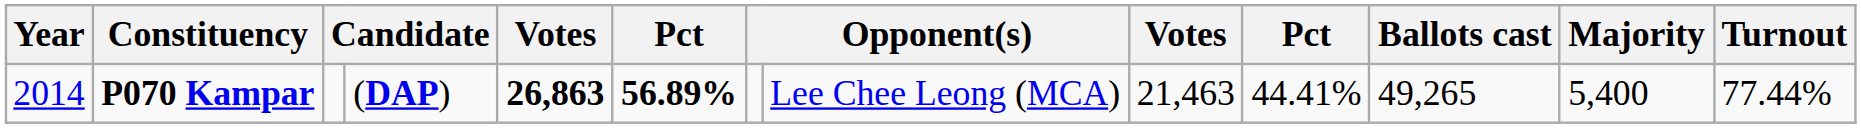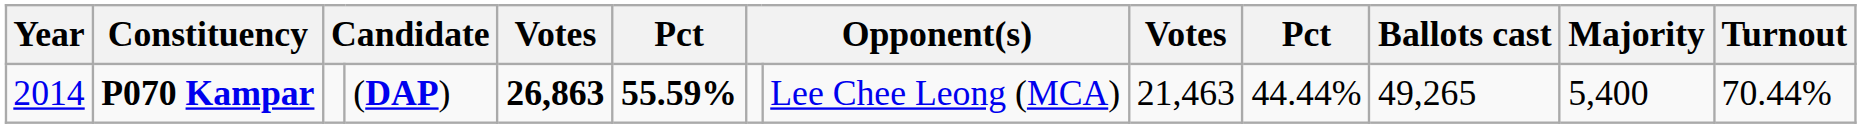(679, 92) 56.89% -> (679, 92) 55.59%
(1306, 92) 44.41% -> (1306, 92) 44.44%
(1777, 92) 77.44% -> (1777, 92) 70.44%
